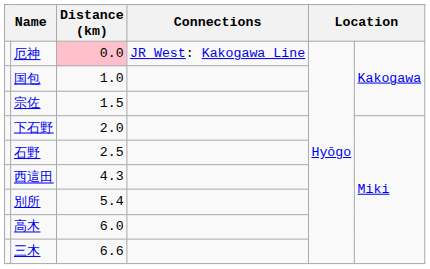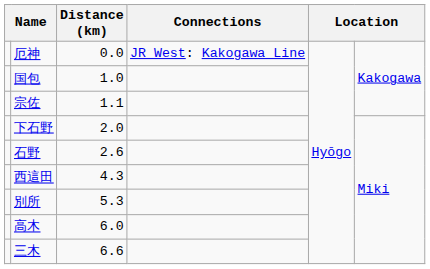(112, 54) pink background -> (112, 54) no background
(112, 103) 1.5 -> (112, 103) 1.1
(112, 152) 2.5 -> (112, 152) 2.6
(112, 202) 5.4 -> (112, 202) 5.3
